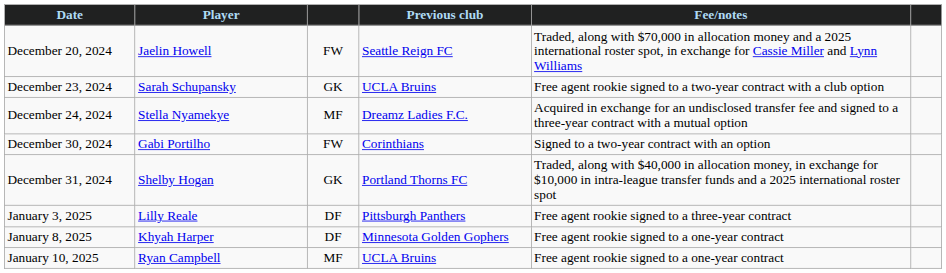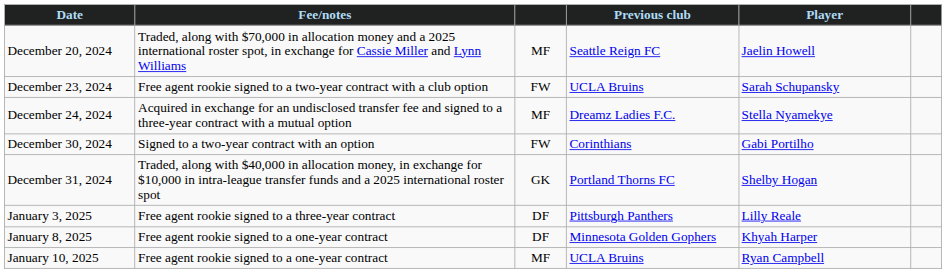columns swapped: (221, 15) <-> (721, 15)
(333, 51) FW -> (541, 51) MF
(333, 87) GK -> (541, 87) FW
